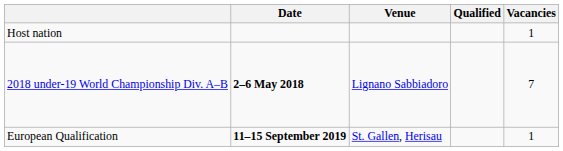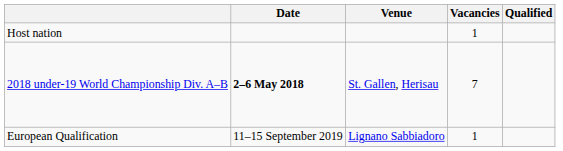columns swapped: (531, 13) <-> (477, 13)
(400, 84) Lignano Sabbiadoro -> (393, 84) St. Gallen, Herisau
(290, 136) bold -> (288, 136) normal
(397, 136) St. Gallen, Herisau -> (396, 136) Lignano Sabbiadoro
